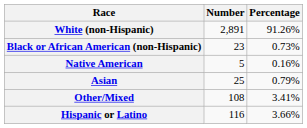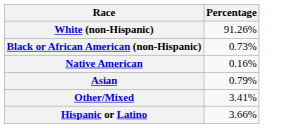- column: (225, 13)
